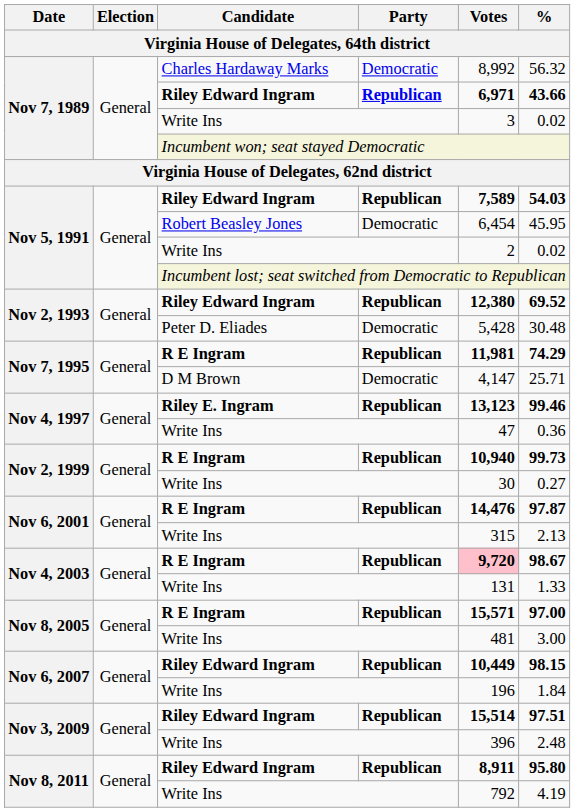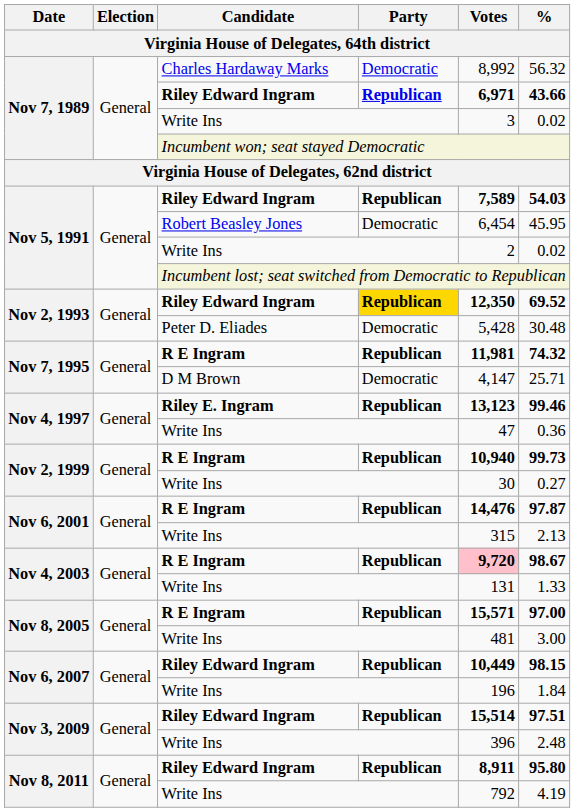(402, 302) no background -> (402, 302) gold background
(492, 302) 12,380 -> (492, 302) 12,350
(547, 353) 74.29 -> (547, 353) 74.32
